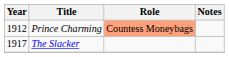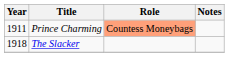(17, 28) 1912 -> (17, 28) 1911
(17, 44) 1917 -> (17, 44) 1918
